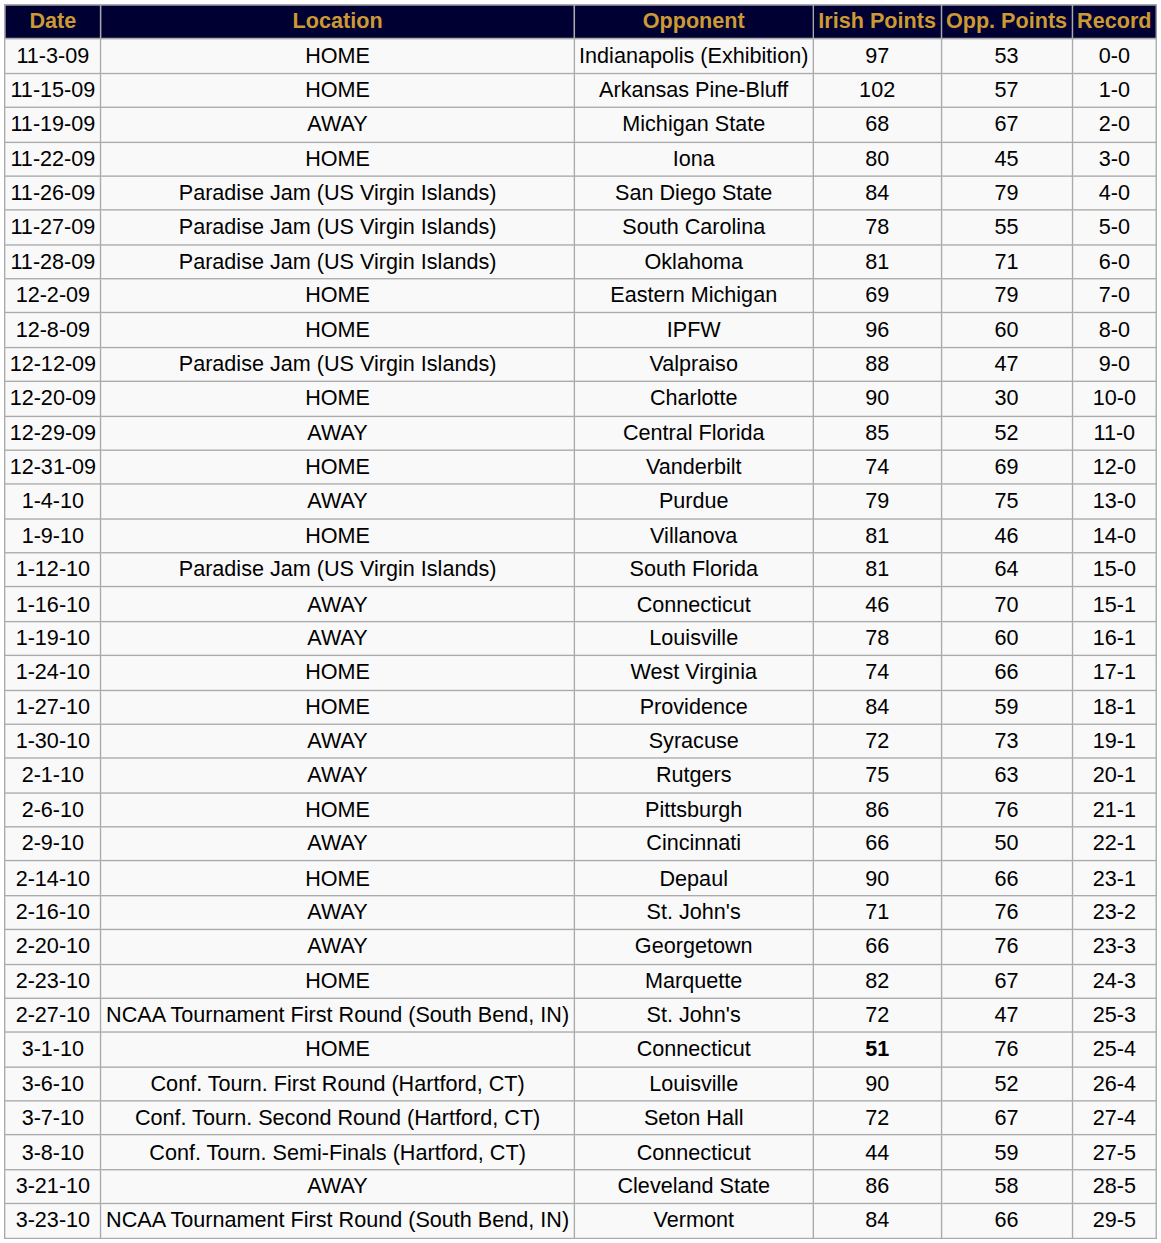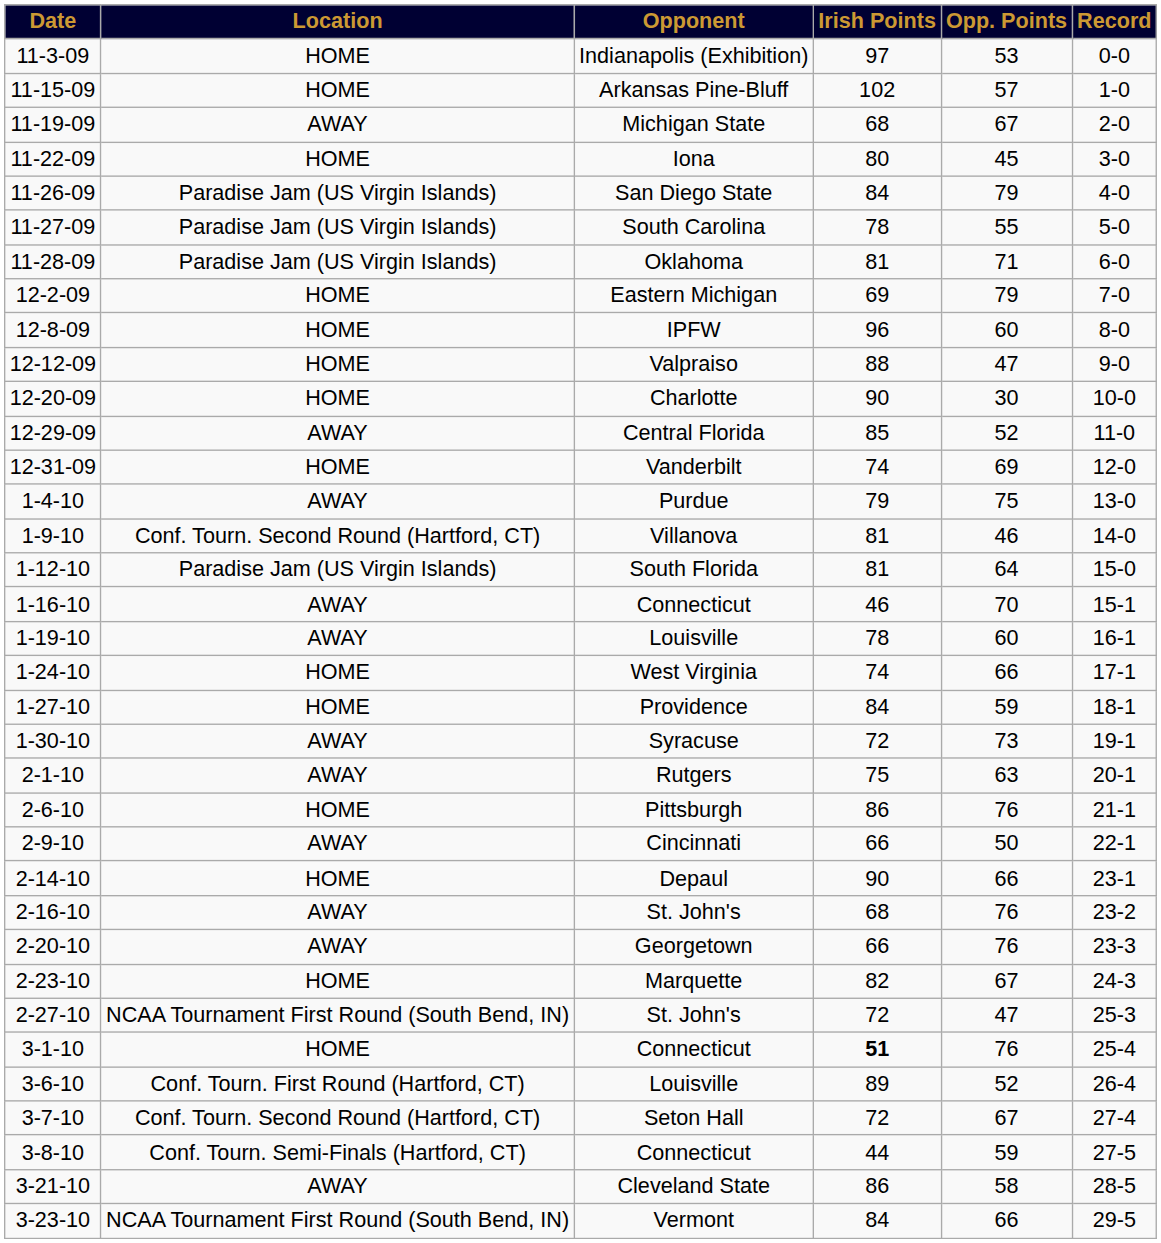(338, 364) Paradise Jam (US Virgin Islands) -> (338, 364) HOME
(338, 535) HOME -> (338, 535) Conf. Tourn. Second Round (Hartford, CT)
(877, 912) 71 -> (877, 912) 68
(877, 1083) 90 -> (877, 1083) 89
